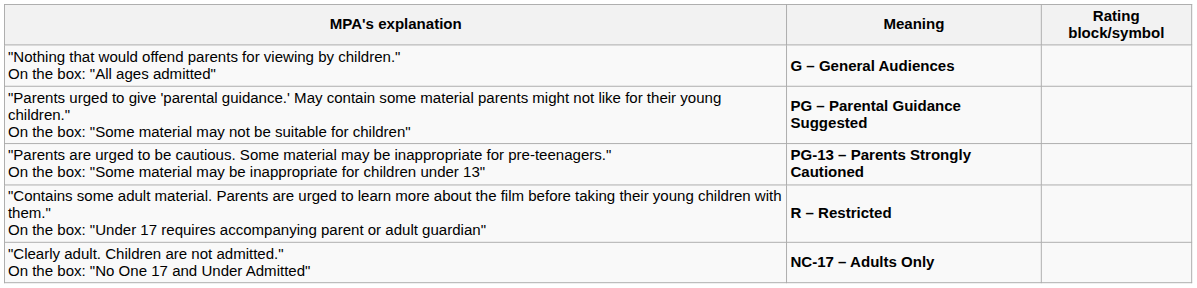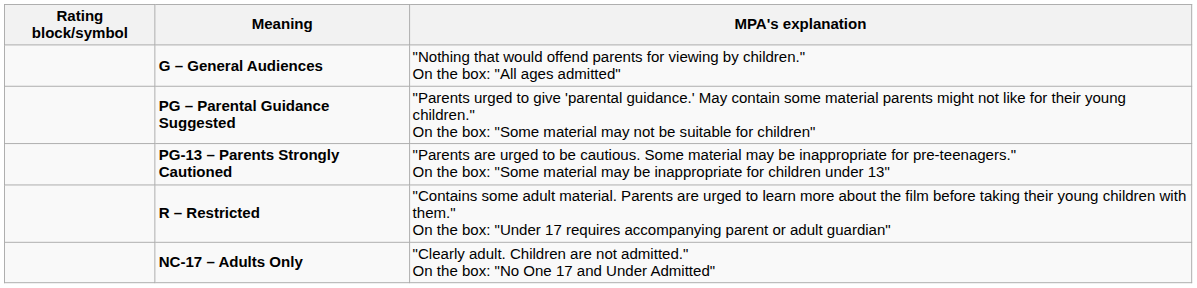columns swapped: (1116, 24) <-> (396, 24)
